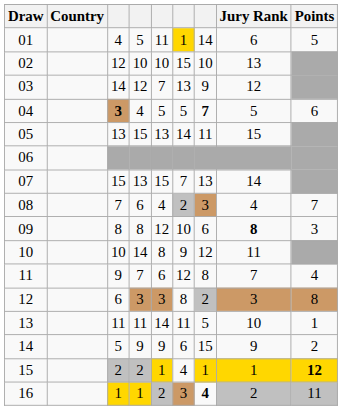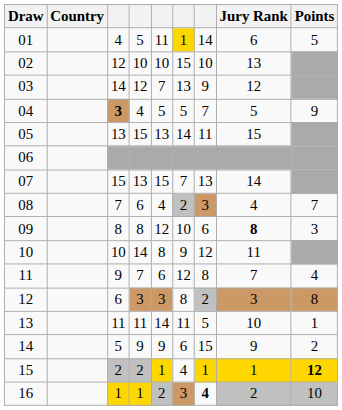(205, 110) bold -> (205, 110) normal
(315, 110) 6 -> (315, 110) 9
(315, 393) 11 -> (315, 393) 10
